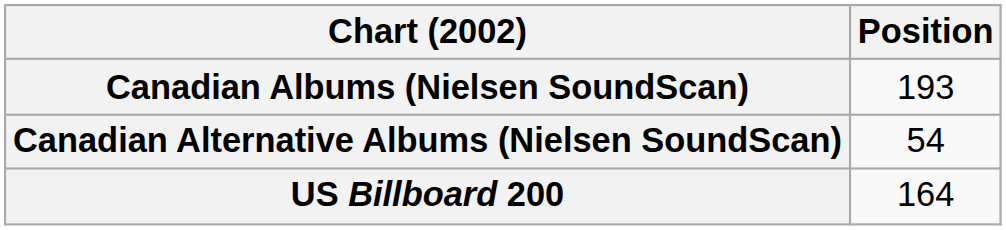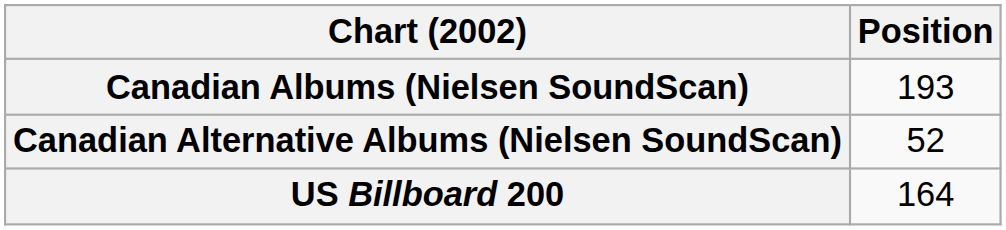(926, 140) 54 -> (926, 140) 52
